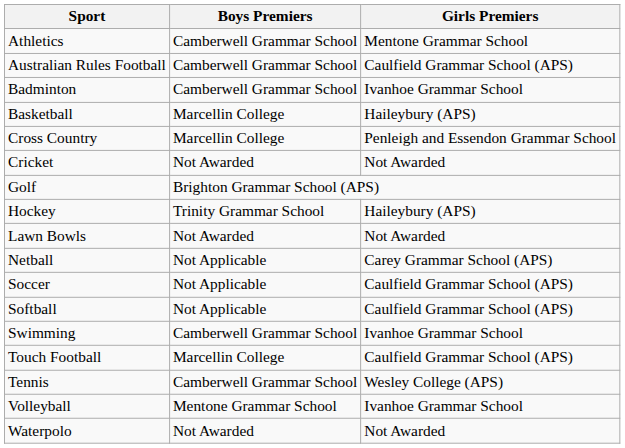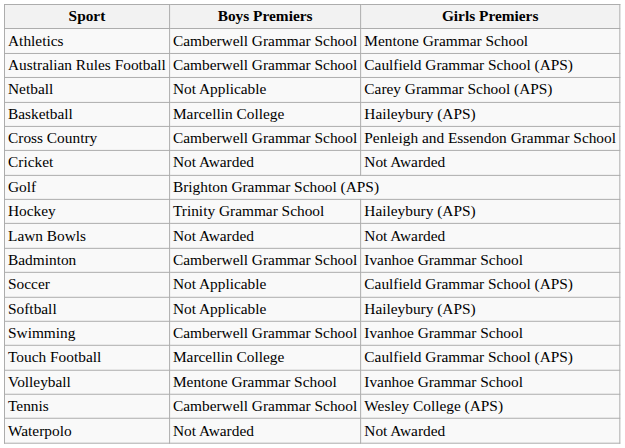rows swapped: (42, 89) <-> (31, 260)
(229, 138) Marcellin College -> (265, 138) Camberwell Grammar School
(469, 308) Caulfield Grammar School (APS) -> (420, 308) Haileybury (APS)
rows swapped: (28, 382) <-> (39, 406)
